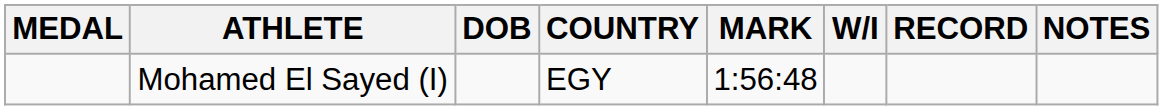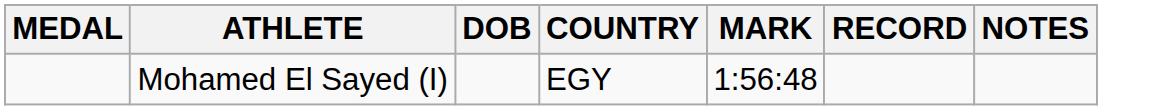- column: (855, 29)
